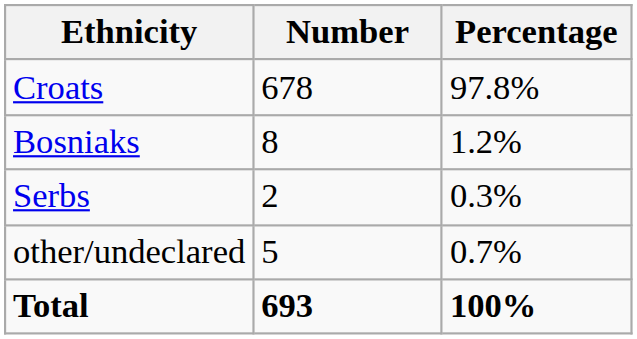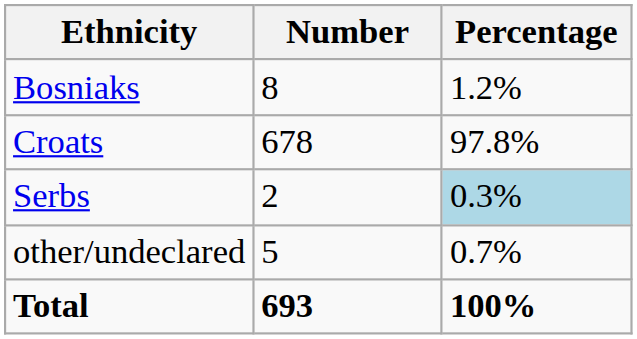rows swapped: (58, 86) <-> (76, 141)
(486, 196) no background -> (486, 196) lightblue background
